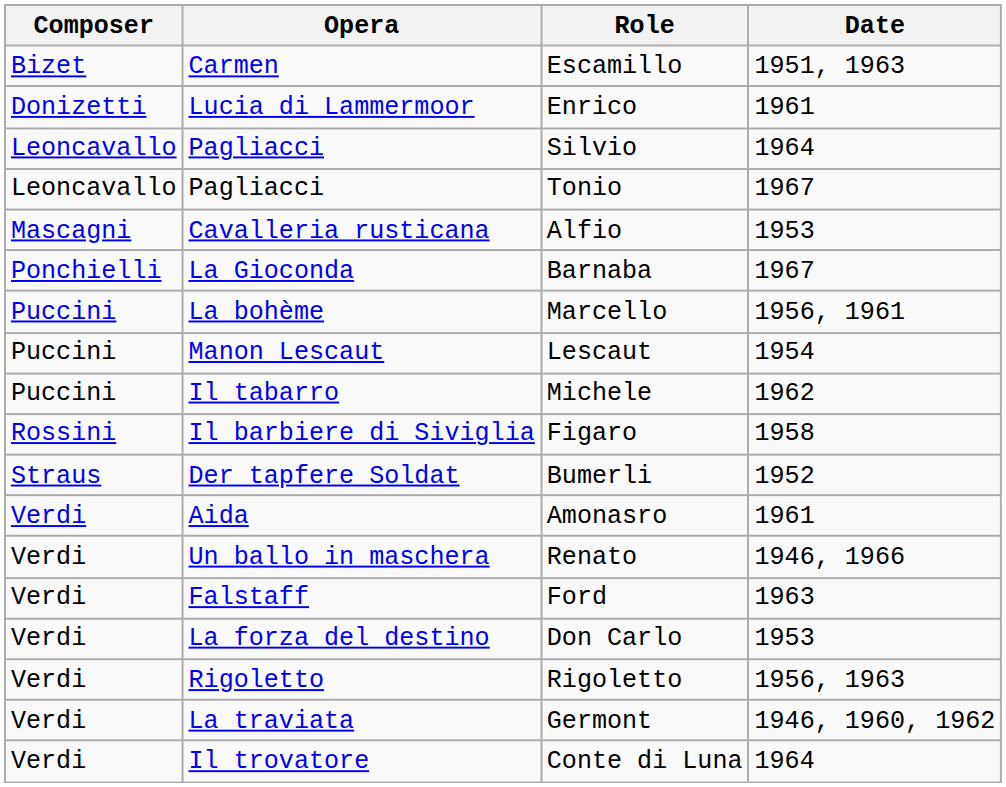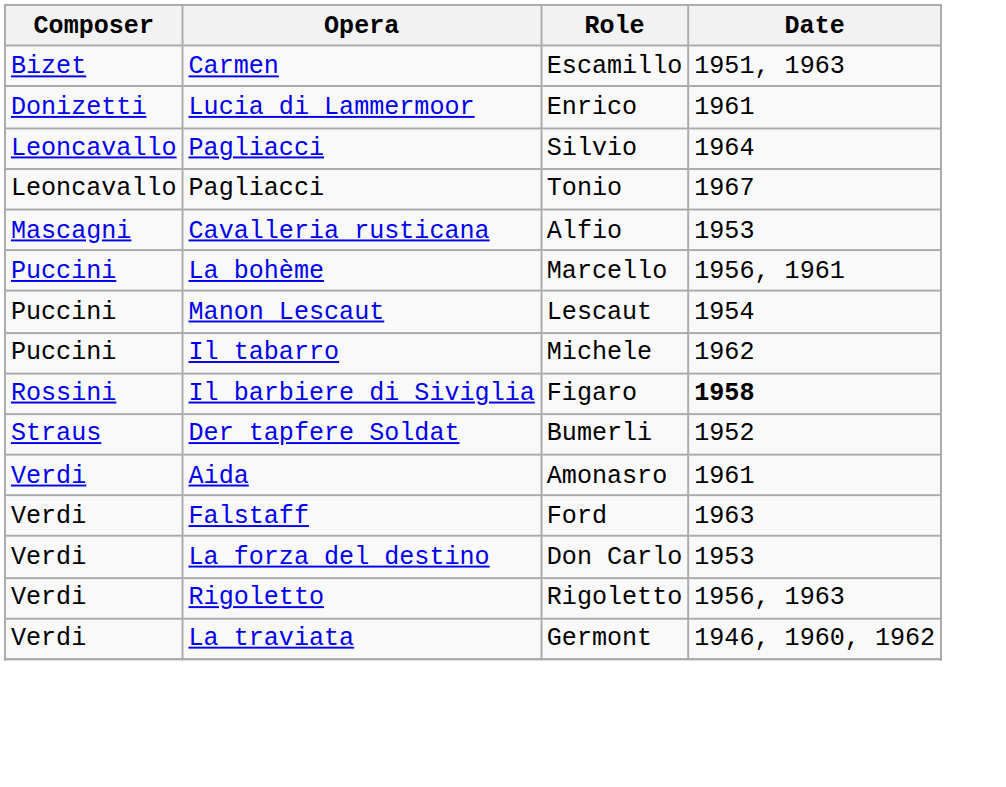- row: (599, 271)
(785, 434) normal -> (724, 393) bold
- row: (592, 557)
- row: (645, 761)
